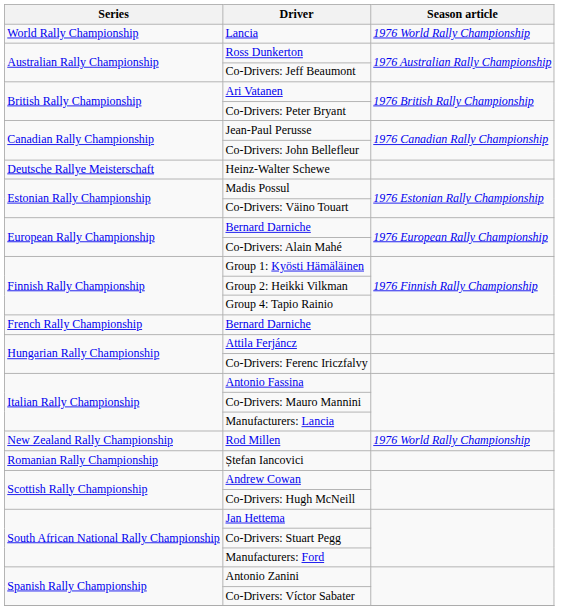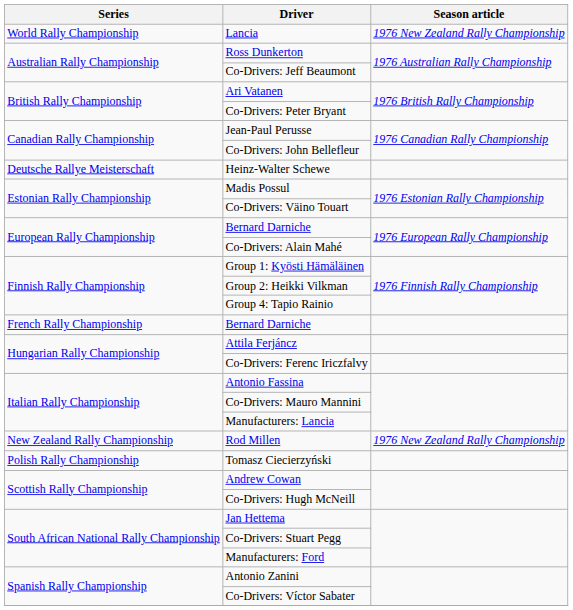(452, 33) 1976 World Rally Championship -> (469, 33) 1976 New Zealand Rally Championship
(452, 440) 1976 World Rally Championship -> (469, 440) 1976 New Zealand Rally Championship
+ row: (73, 460)
- row: (83, 460)
